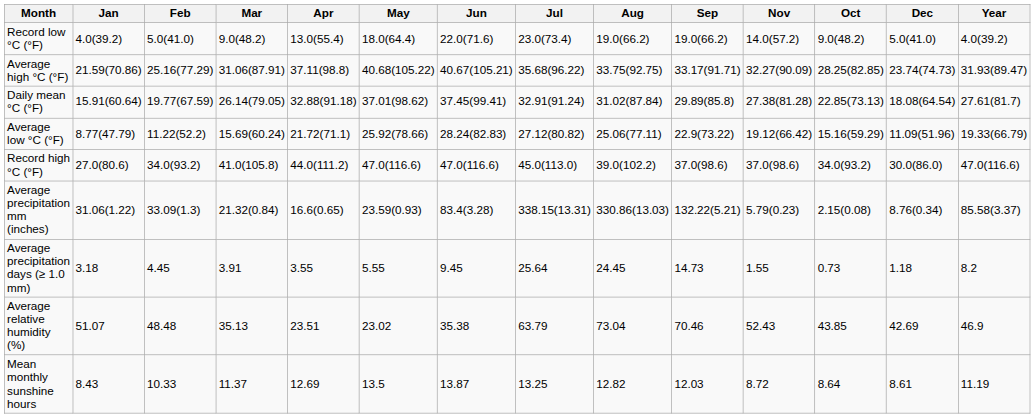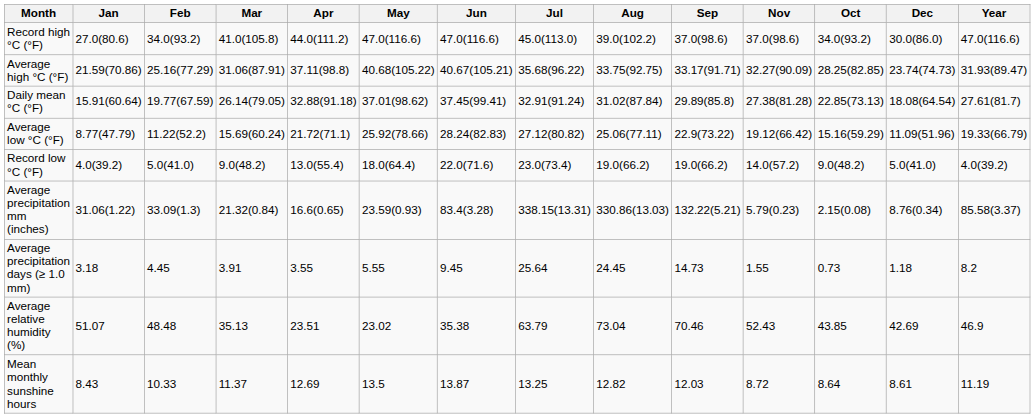rows swapped: (39, 165) <-> (36, 38)
